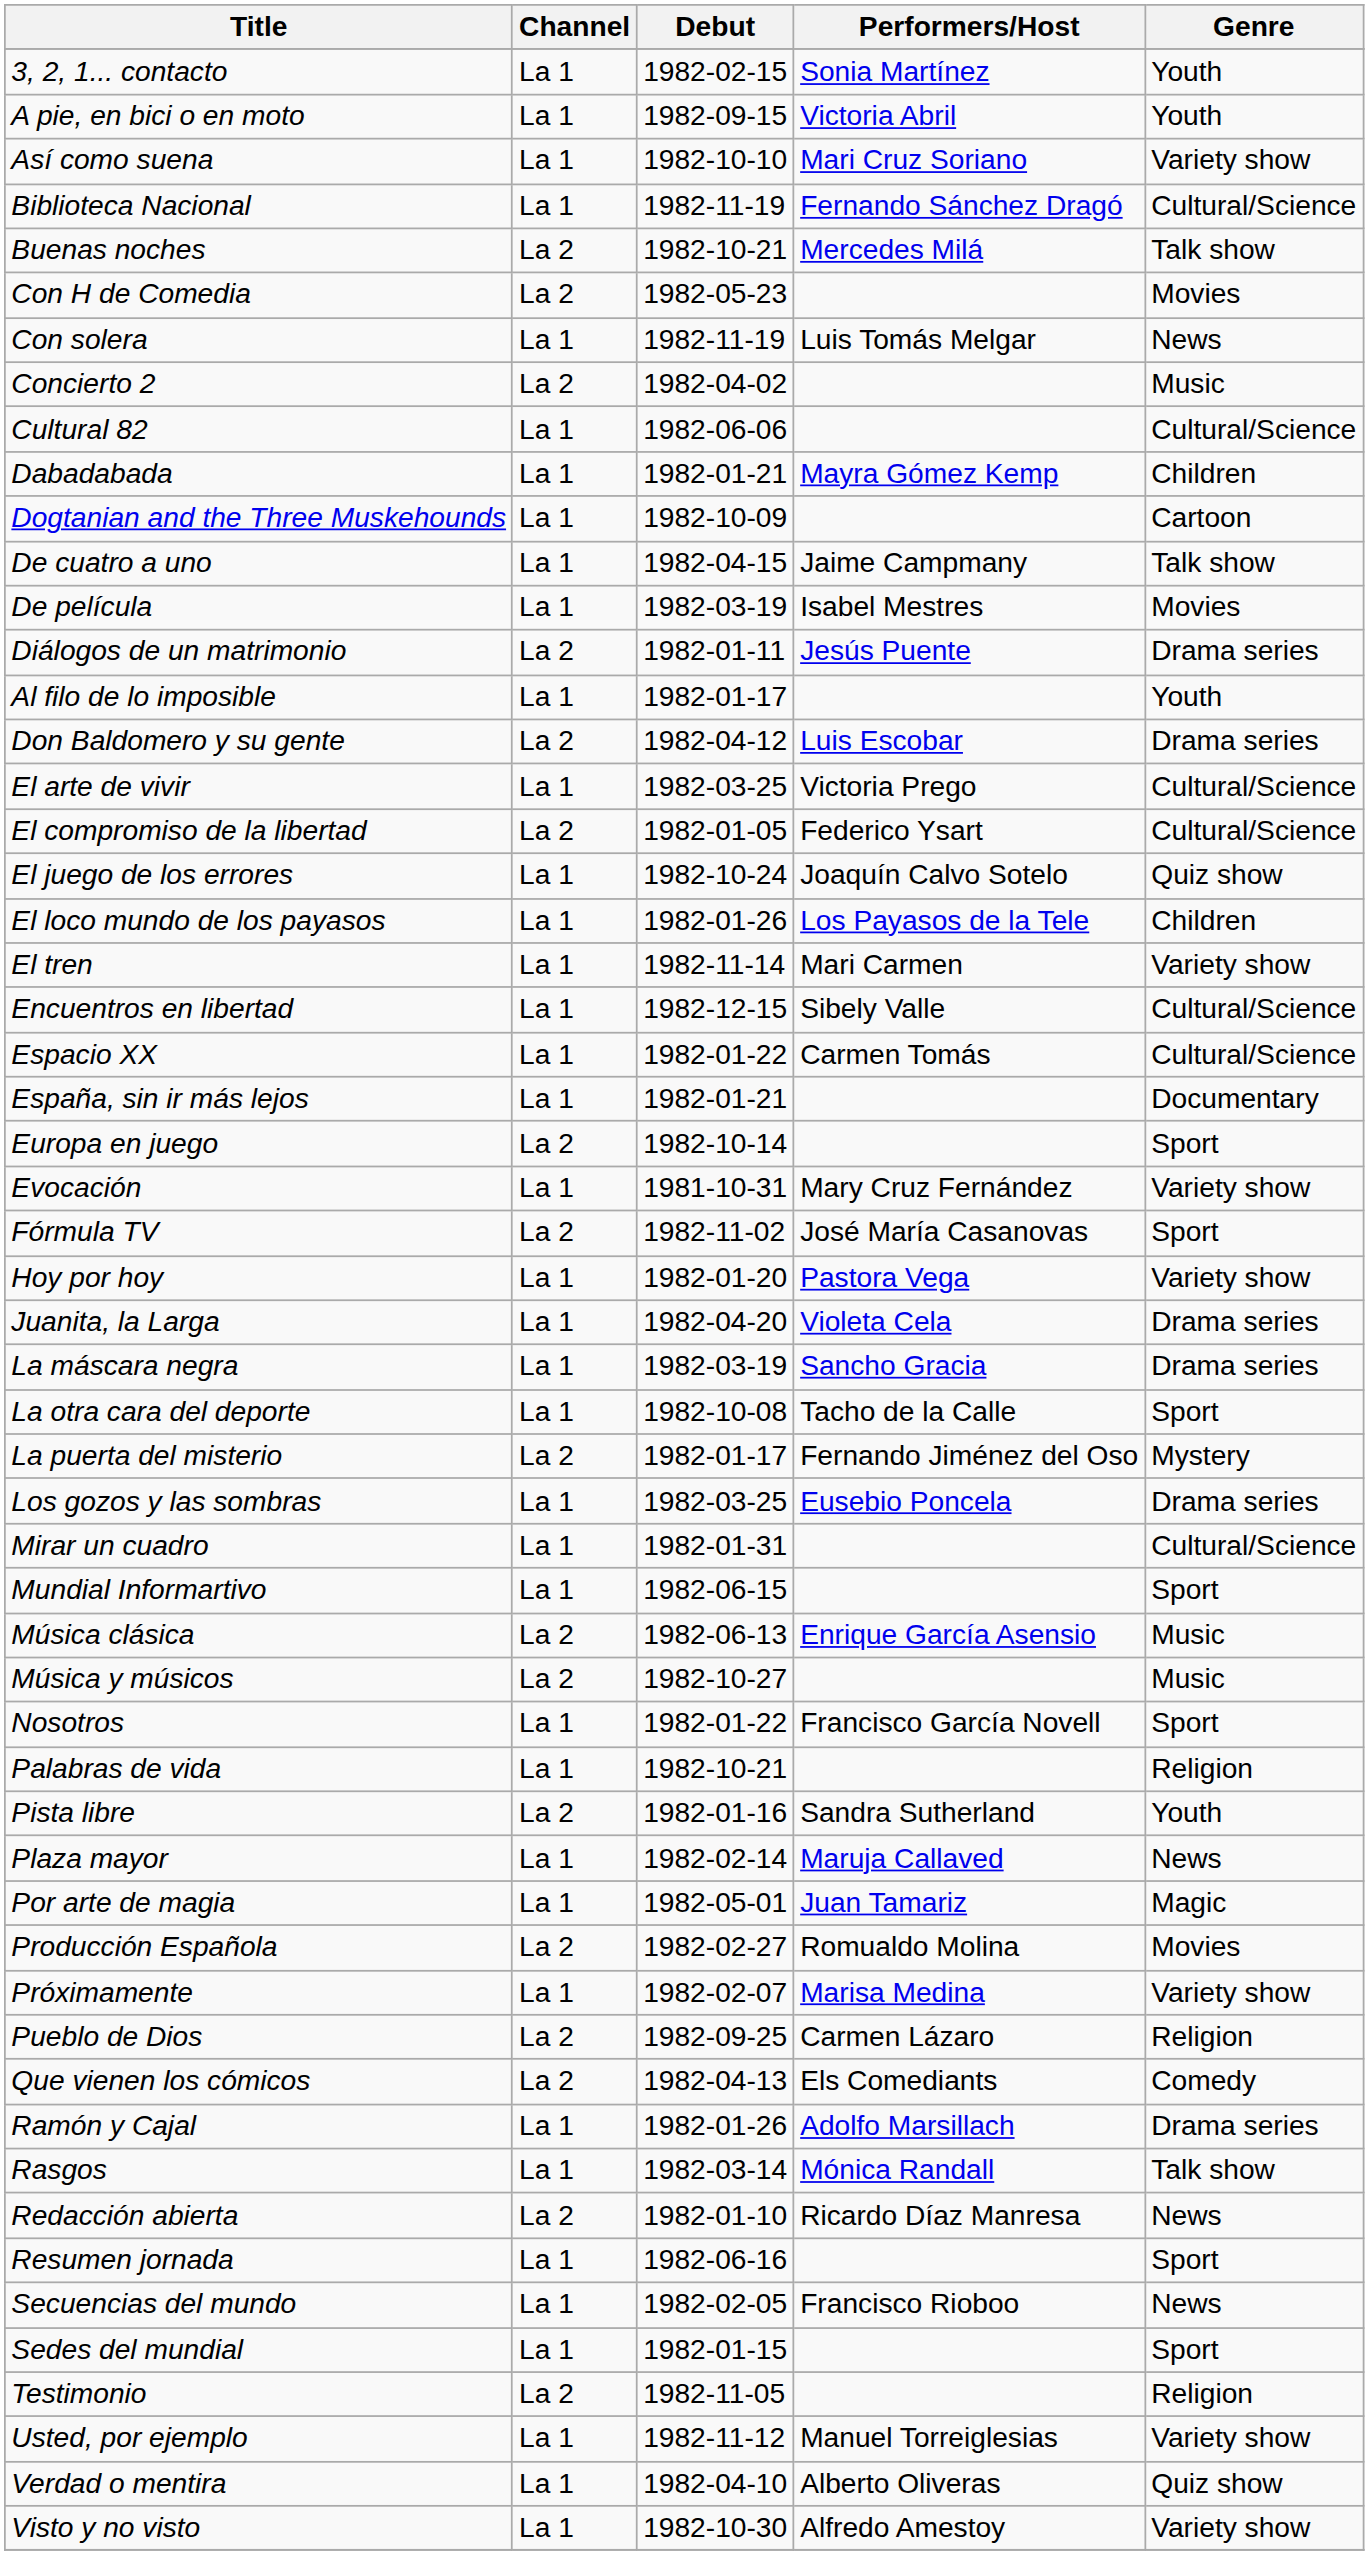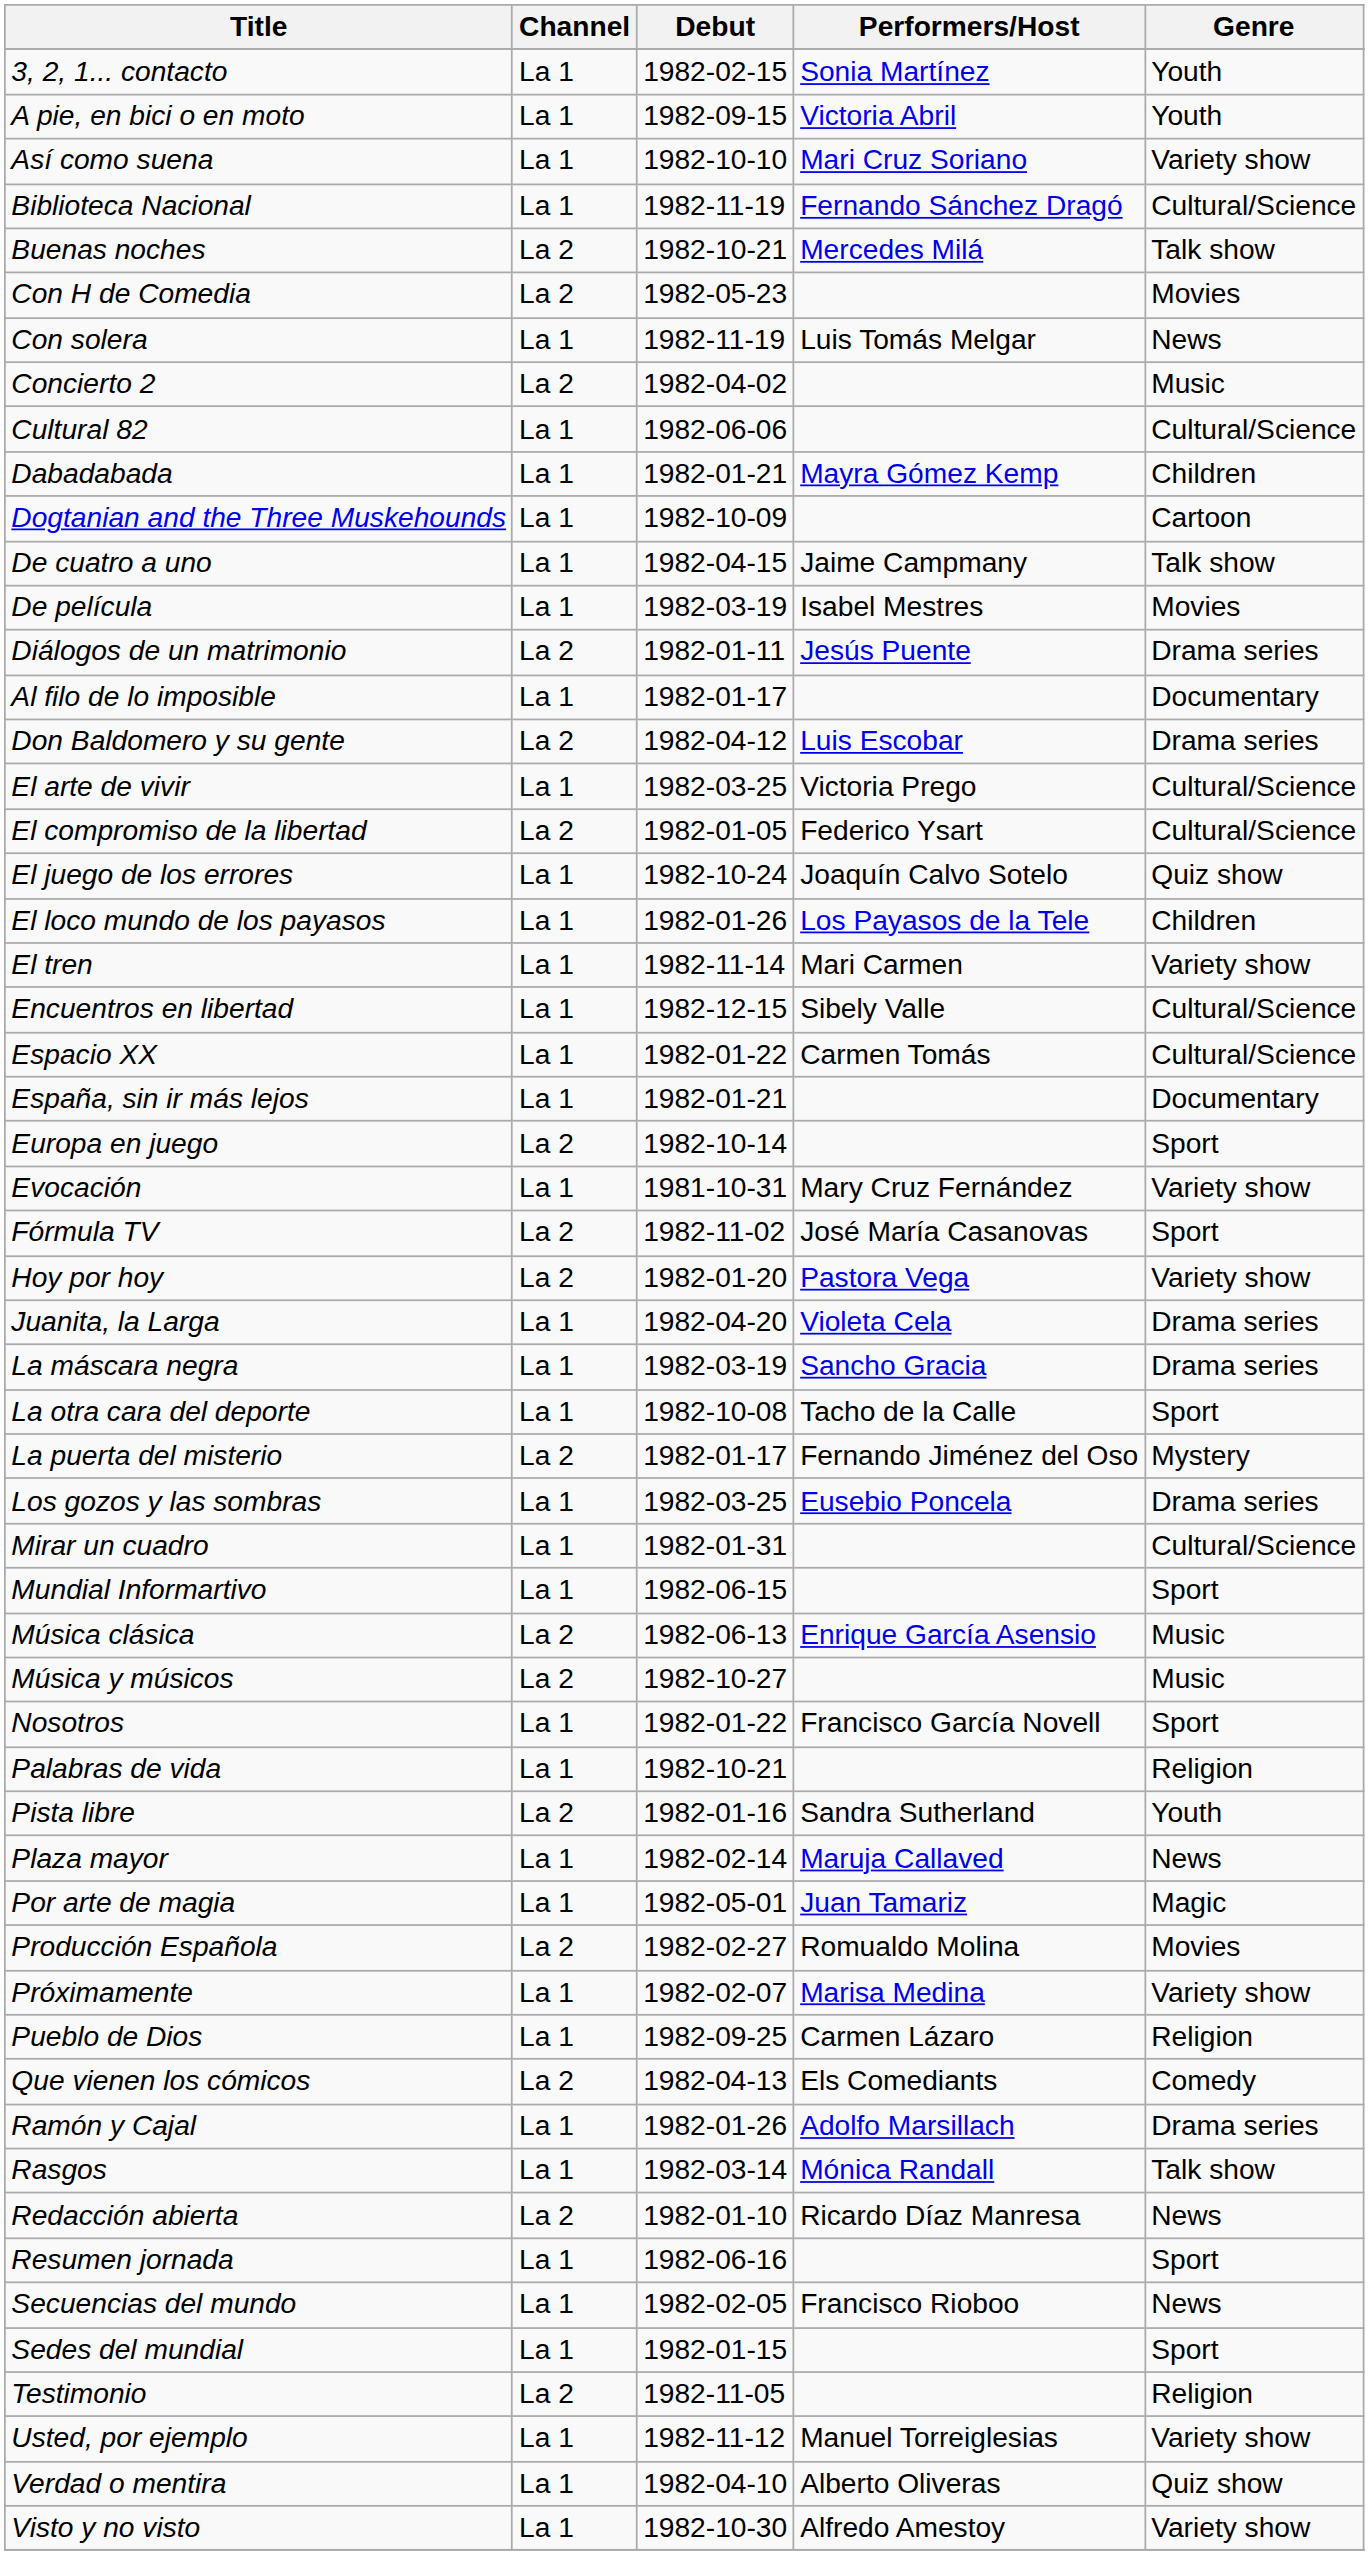(1187, 696) Youth -> (1235, 696) Documentary
(546, 1277) La 1 -> (546, 1277) La 2
(546, 2036) La 2 -> (546, 2036) La 1
